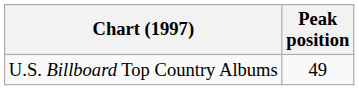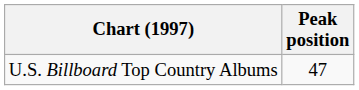(318, 69) 49 -> (318, 69) 47
